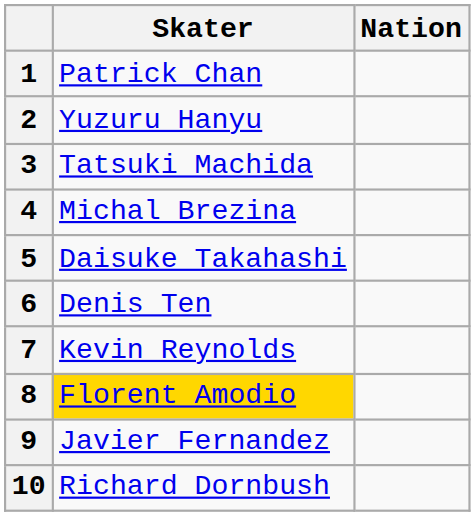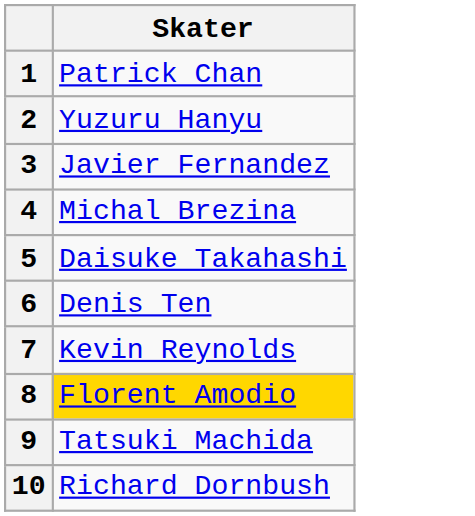- column: (411, 28)
(186, 166) Tatsuki Machida -> (195, 166) Javier Fernandez
(195, 442) Javier Fernandez -> (186, 442) Tatsuki Machida
